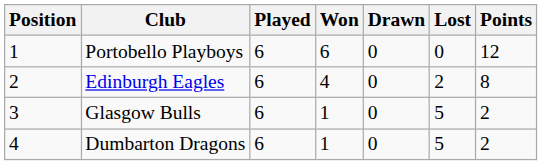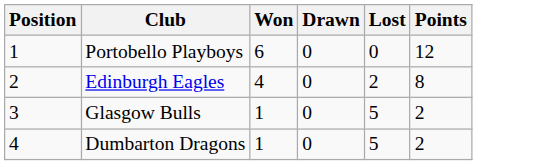- column: (282, 19)
